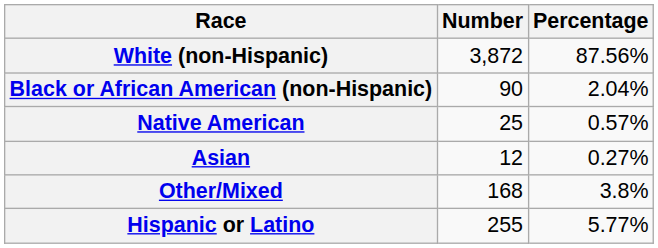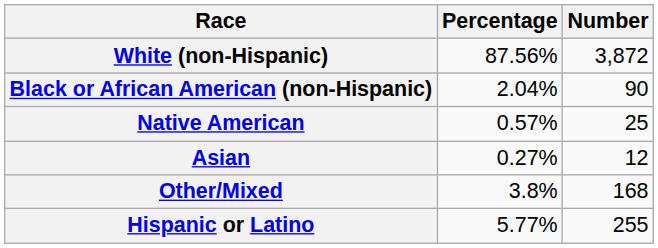columns swapped: (483, 21) <-> (591, 21)
